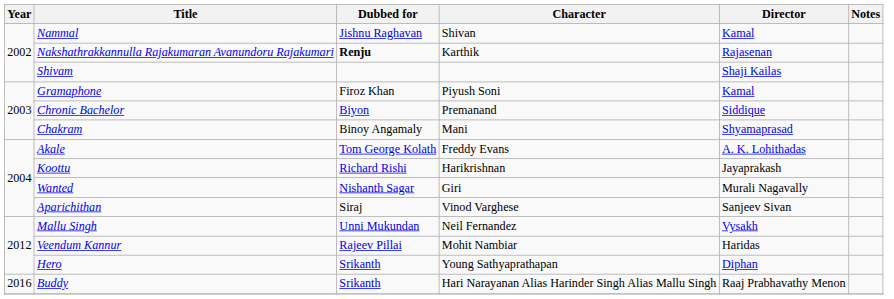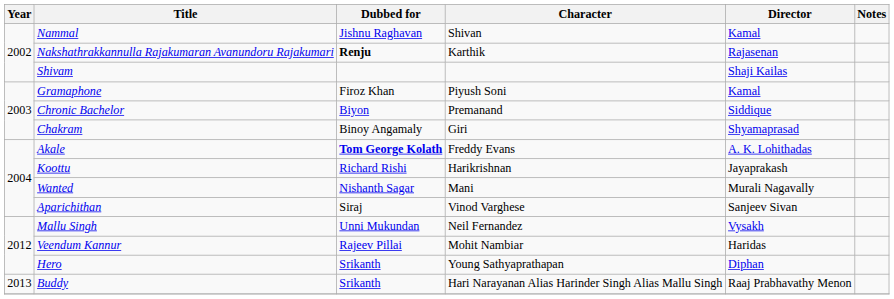(455, 129) Mani -> (458, 129) Giri
(388, 149) normal -> (391, 149) bold
(452, 187) Giri -> (461, 187) Mani
(19, 284) 2016 -> (19, 284) 2013
